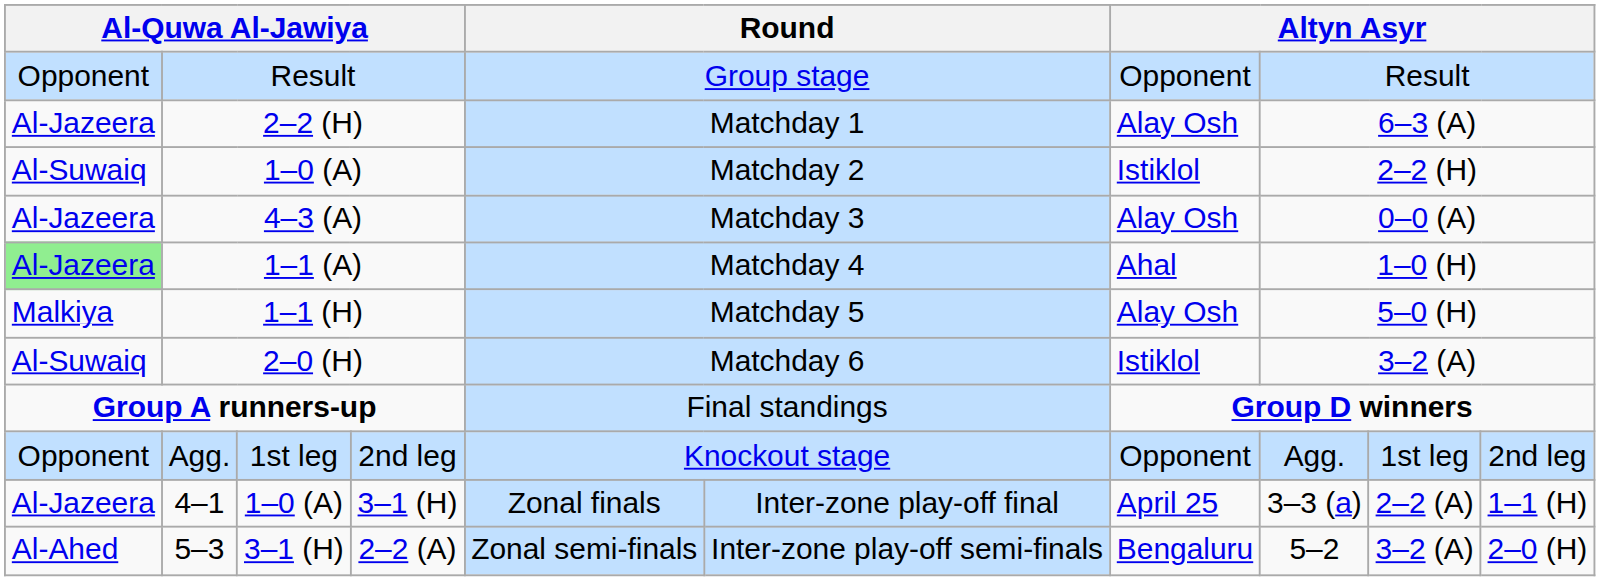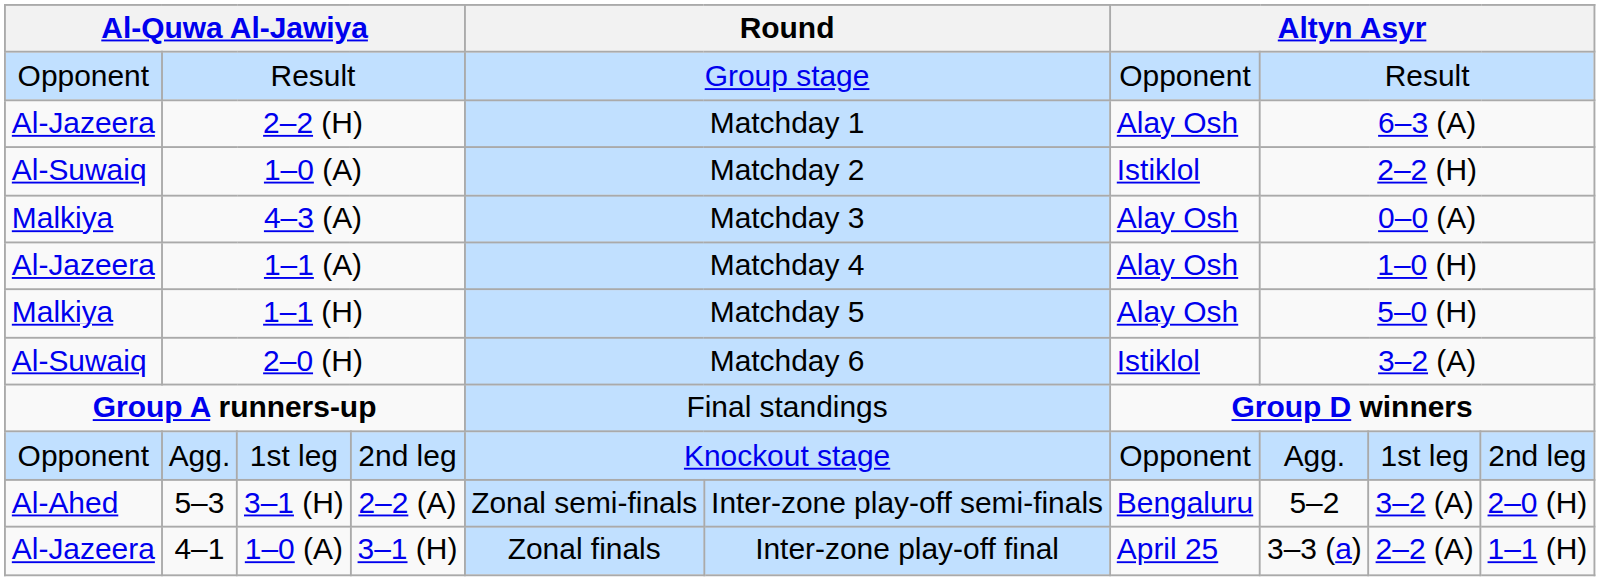(83, 218) Al-Jazeera -> (63, 218) Malkiya
(83, 265) lightgreen background -> (83, 265) no background
(1147, 265) Ahal -> (1177, 265) Alay Osh
rows swapped: (199, 550) <-> (199, 502)
